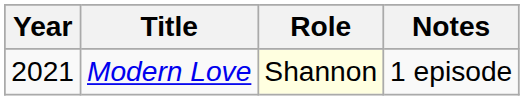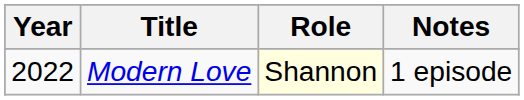(43, 71) 2021 -> (43, 71) 2022
